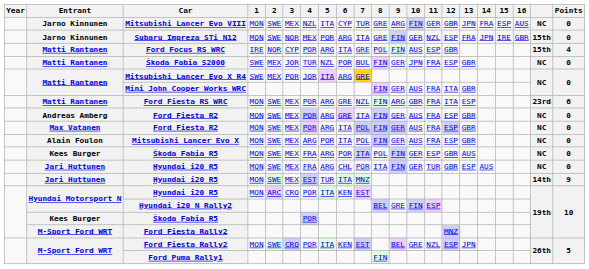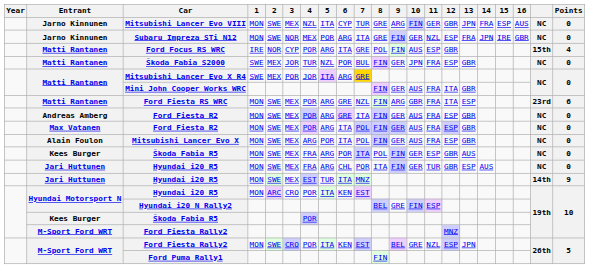(542, 36) 15th -> (542, 36) NC
